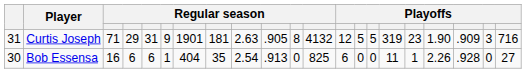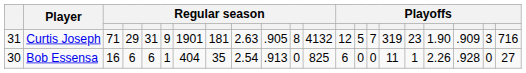(373, 39) 5 -> (373, 39) 7
